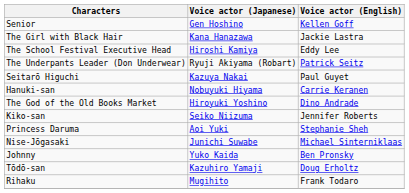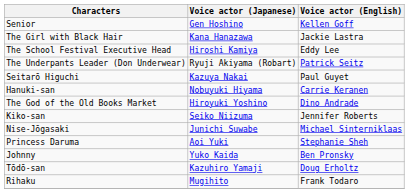rows swapped: (38, 142) <-> (43, 129)
